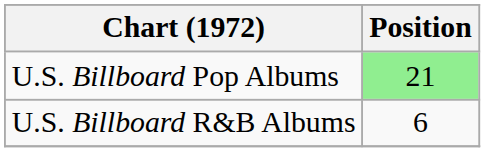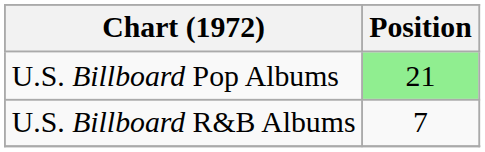(420, 122) 6 -> (420, 122) 7
